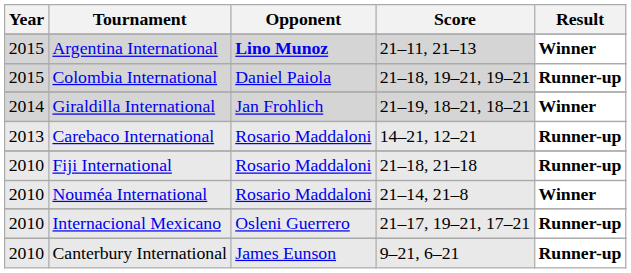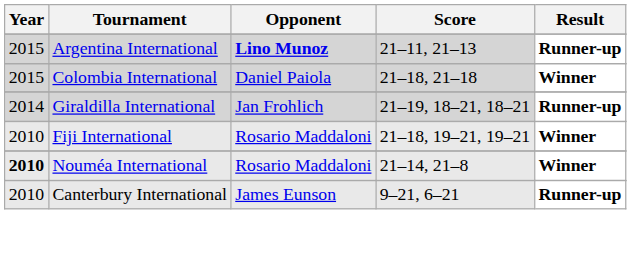(567, 48) Winner -> (580, 48) Runner-up
(455, 77) 21–18, 19–21, 19–21 -> (428, 77) 21–18, 21–18
(580, 77) Runner-up -> (567, 77) Winner
(567, 107) Winner -> (580, 107) Runner-up
- row: (133, 136)
(428, 165) 21–18, 21–18 -> (455, 136) 21–18, 19–21, 19–21
(580, 165) Runner-up -> (567, 136) Winner
(26, 194) normal -> (26, 165) bold
- row: (137, 223)
